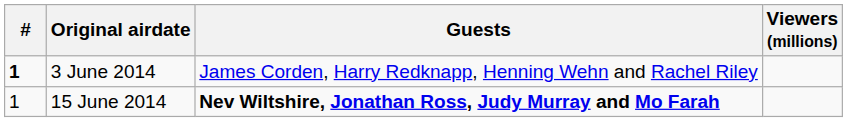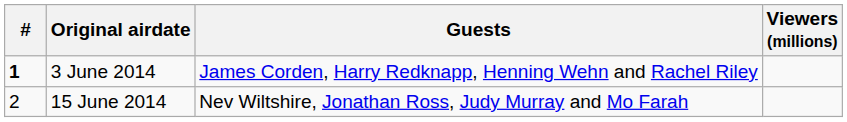(14, 101) 1 -> (14, 101) 2
(460, 101) bold -> (444, 101) normal
